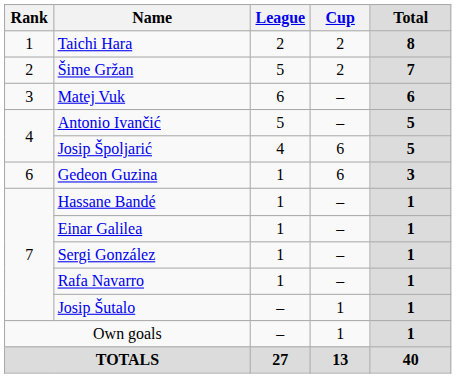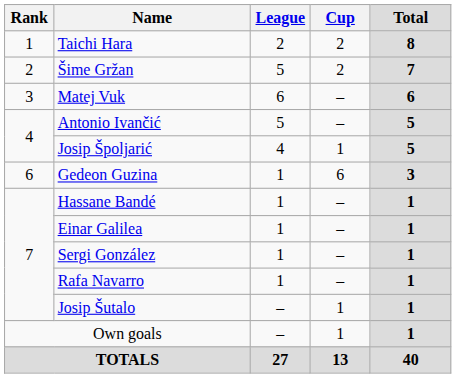(340, 149) 6 -> (340, 149) 1
